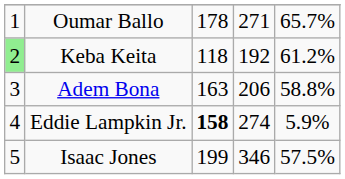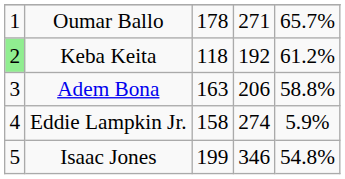(212, 122) bold -> (212, 122) normal
(307, 156) 57.5% -> (307, 156) 54.8%
